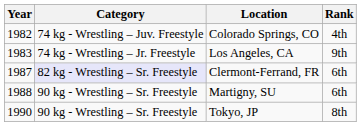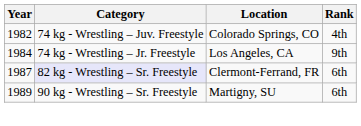(20, 53) 1983 -> (20, 53) 1984
(20, 92) 1988 -> (20, 92) 1989
- row: (234, 111)
